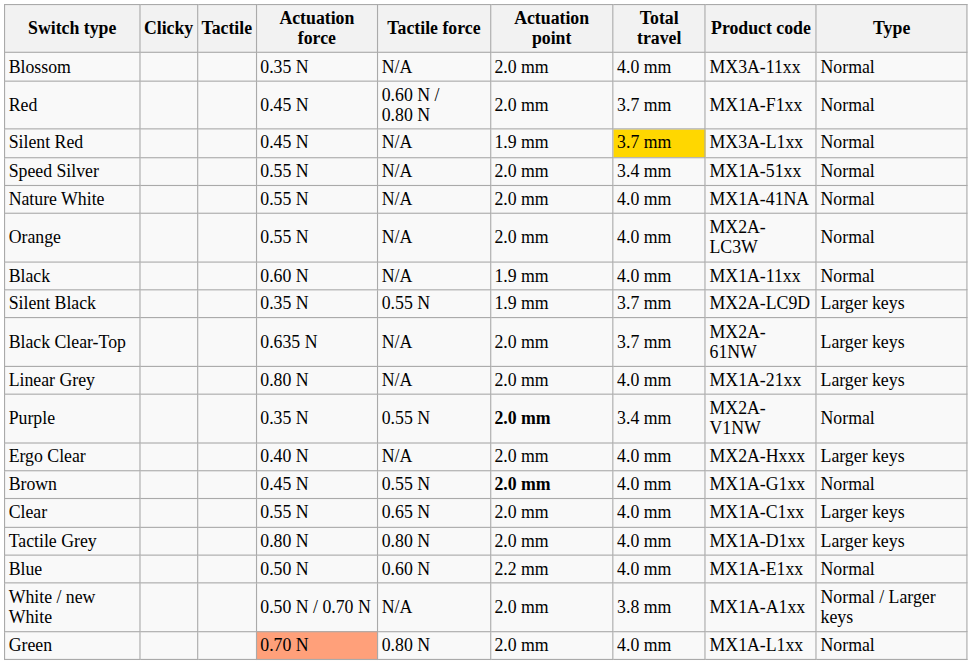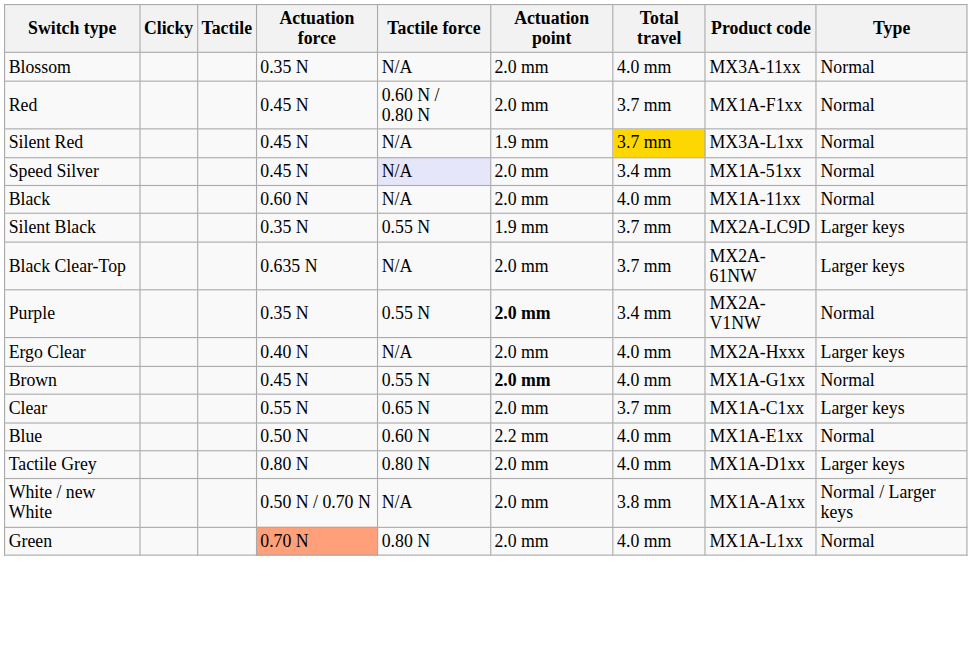(284, 171) 0.55 N -> (284, 171) 0.45 N
(397, 171) no background -> (397, 171) lavender background
- row: (57, 199)
- row: (35, 237)
(522, 275) 1.9 mm -> (522, 199) 2.0 mm
- row: (52, 380)
(644, 512) 4.0 mm -> (644, 408) 3.7 mm
rows swapped: (53, 540) <-> (25, 569)
